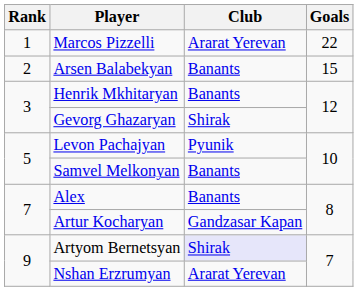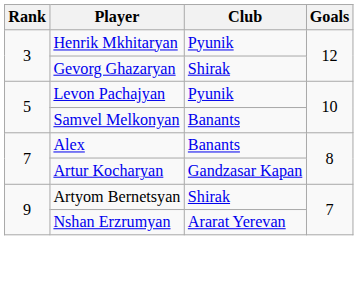- row: (104, 42)
- row: (113, 68)
(214, 94) Banants -> (211, 42) Pyunik
(209, 247) lavender background -> (209, 196) no background
